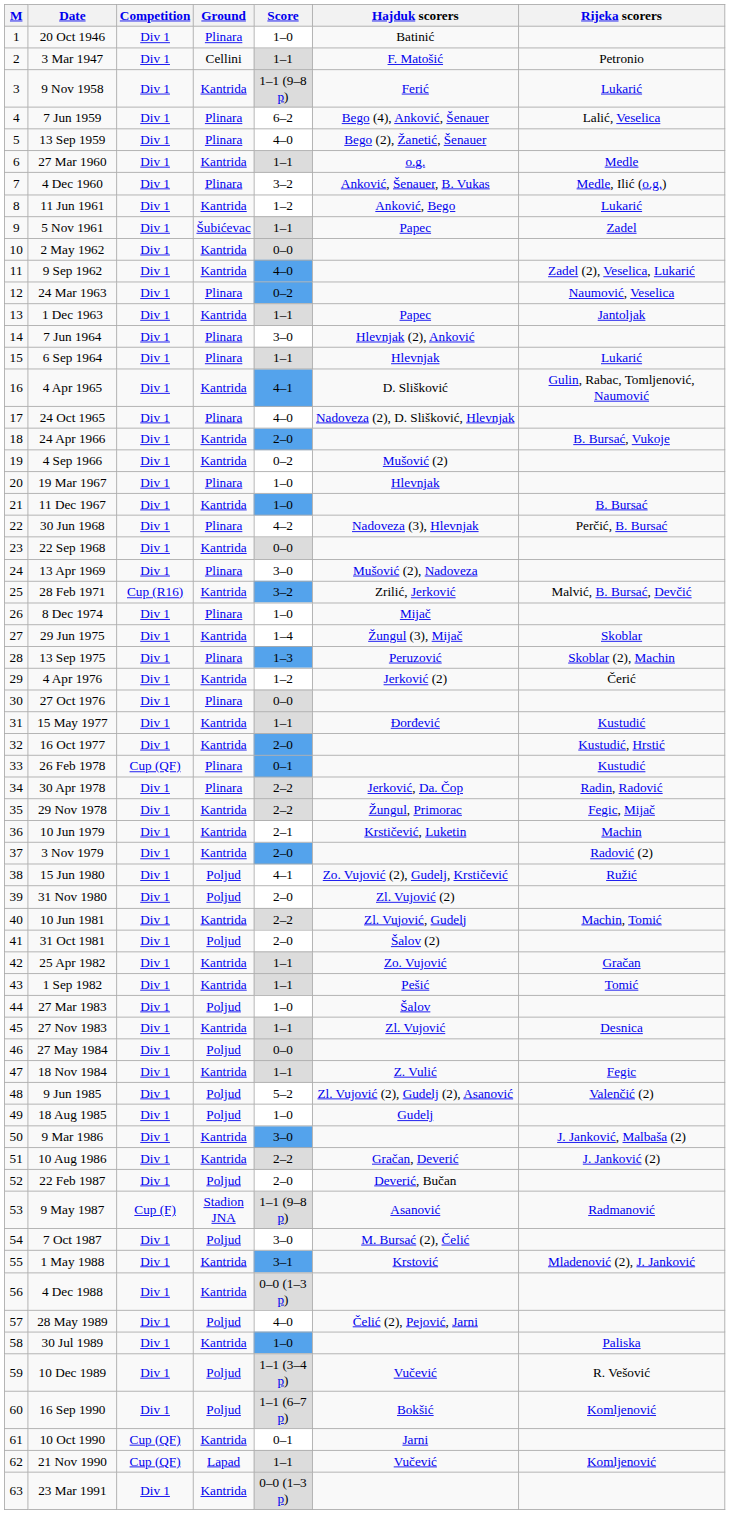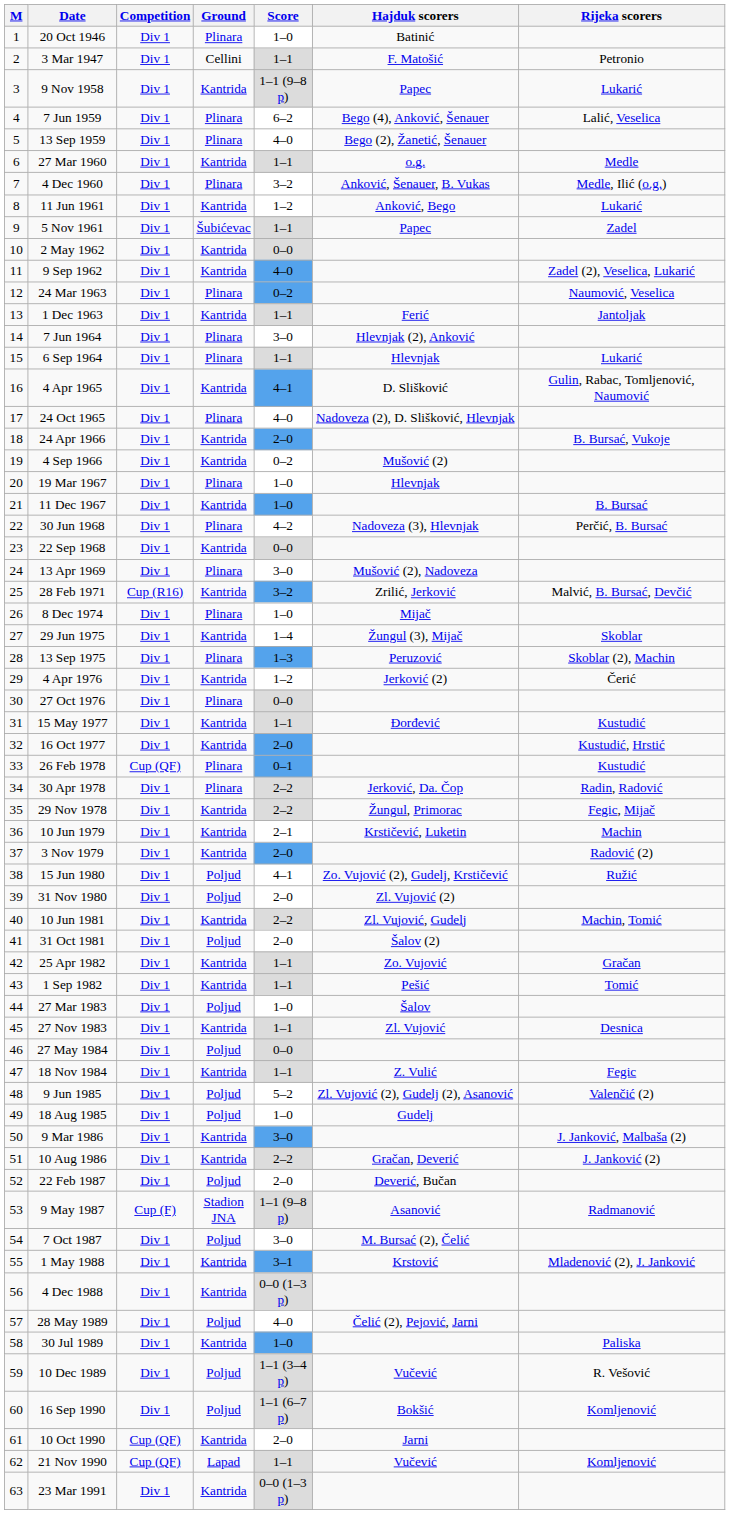(415, 88) Ferić -> (415, 88) Papec
(415, 314) Papec -> (415, 314) Ferić
(283, 1439) 0–1 -> (283, 1439) 2–0
